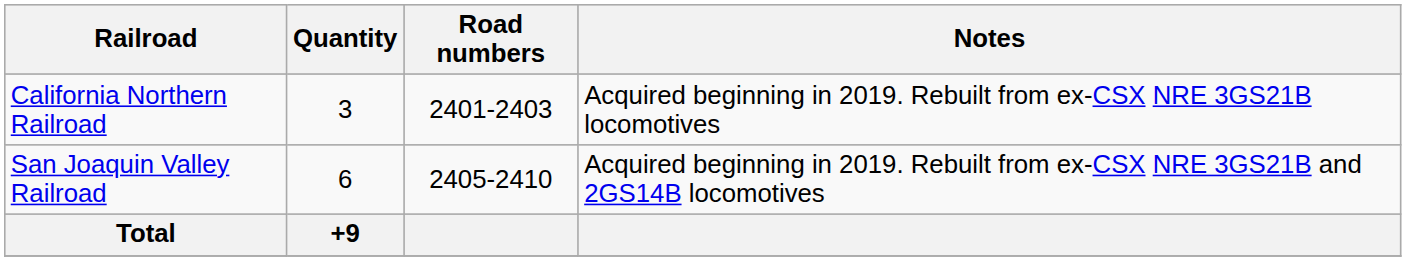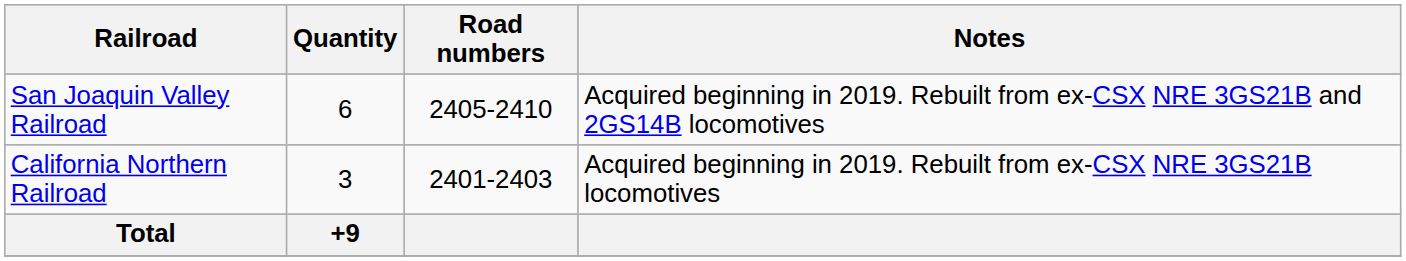rows swapped: (120, 179) <-> (119, 109)
